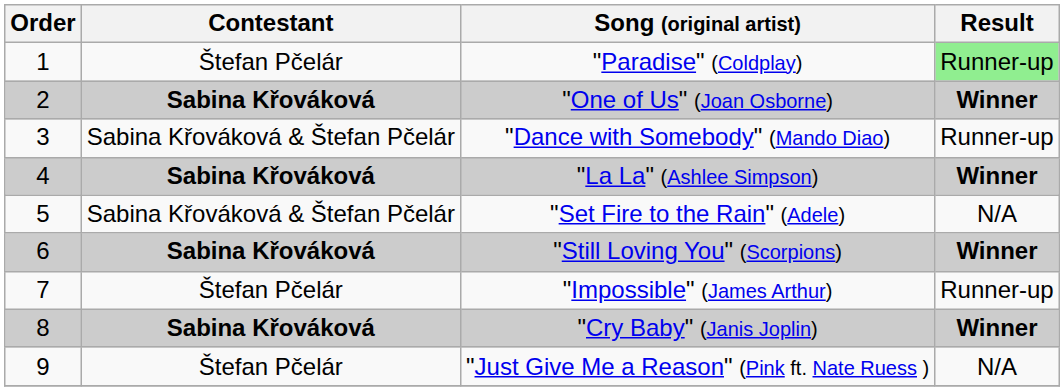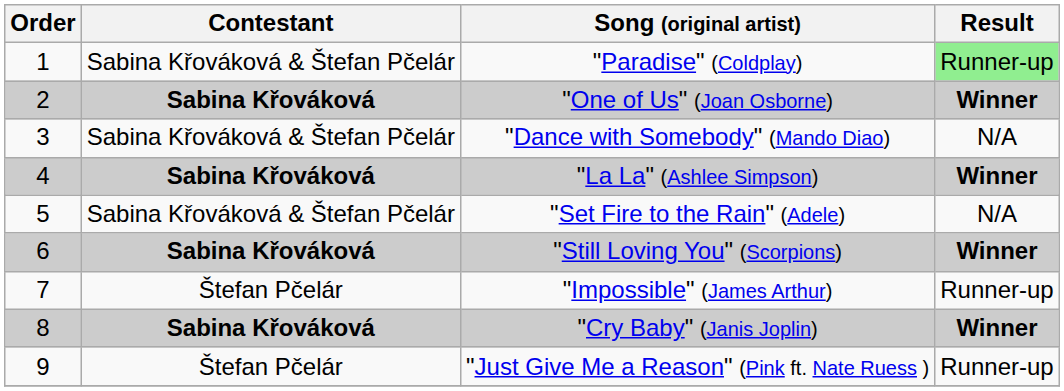(271, 61) Štefan Pčelár -> (271, 61) Sabina Křováková & Štefan Pčelár
(997, 137) Runner-up -> (997, 137) N/A
(997, 366) N/A -> (997, 366) Runner-up
